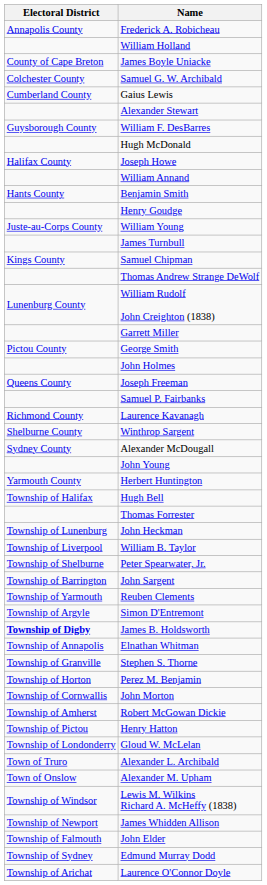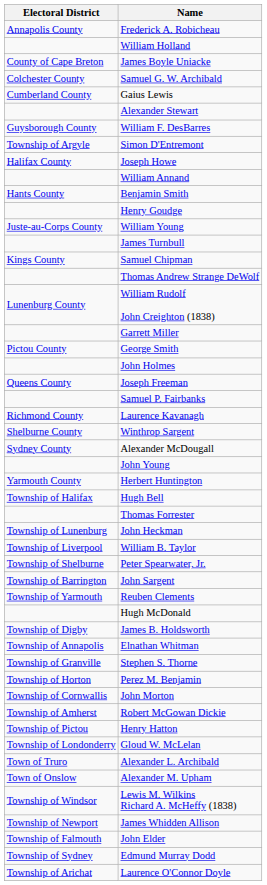rows swapped: (156, 144) <-> (162, 613)
(48, 629) bold -> (47, 629) normal
